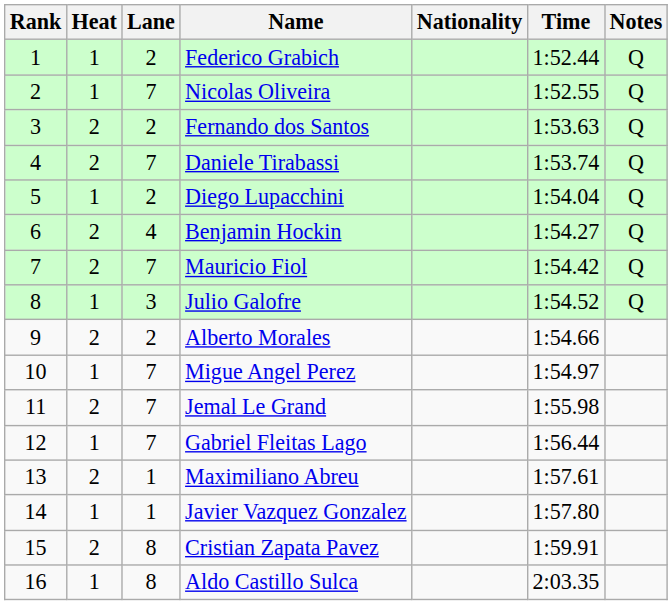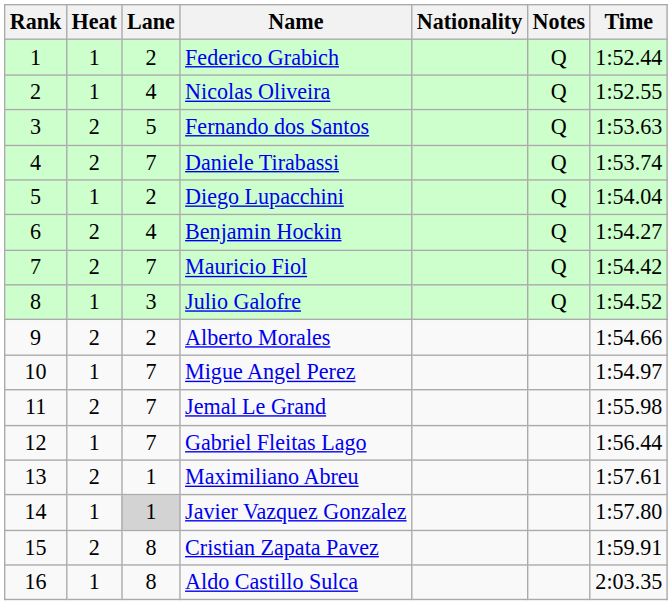columns swapped: (566, 22) <-> (636, 22)
(151, 92) 7 -> (151, 92) 4
(151, 127) 2 -> (151, 127) 5
(151, 512) no background -> (151, 512) lightgrey background
